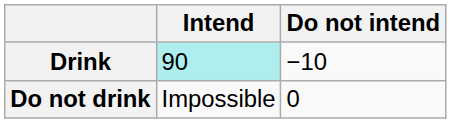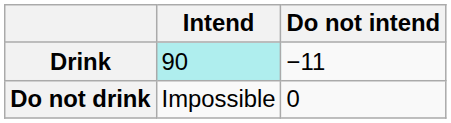(307, 61) −10 -> (306, 61) −11
